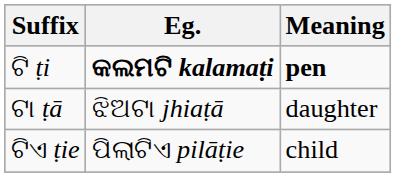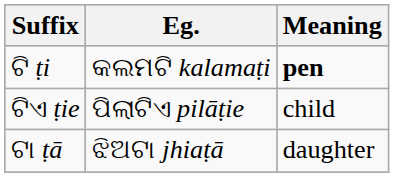(183, 66) bold -> (181, 66) normal
rows swapped: (37, 108) <-> (45, 150)
